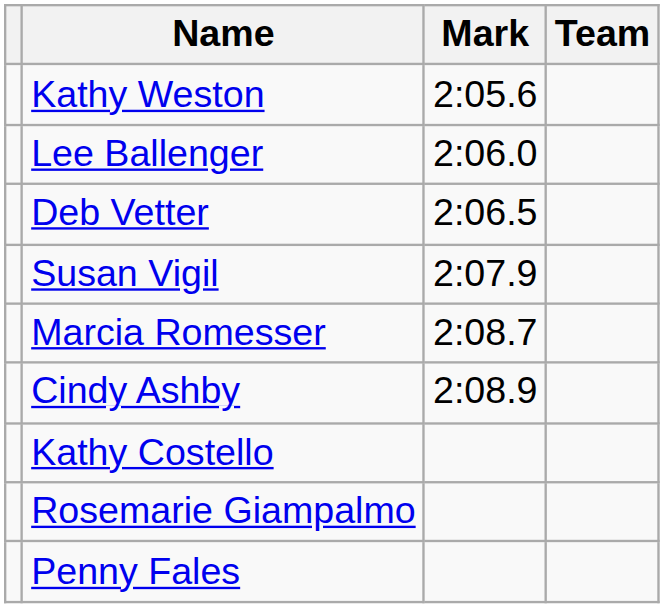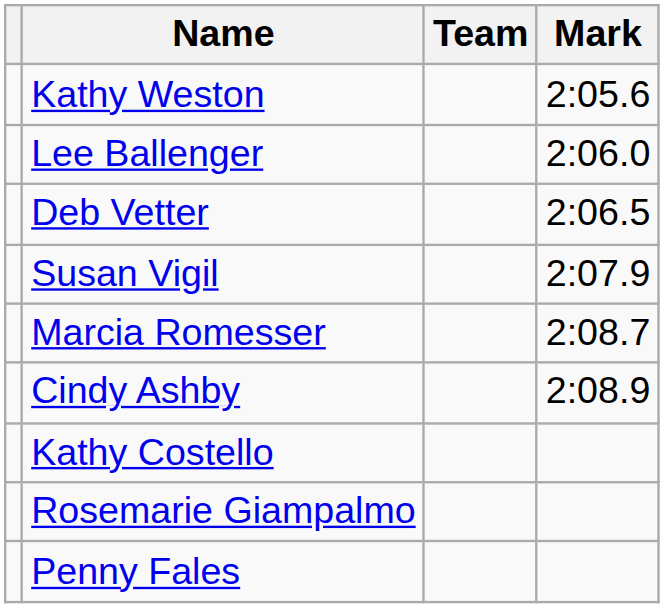columns swapped: (603, 34) <-> (485, 34)
